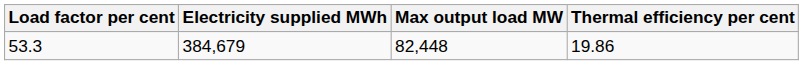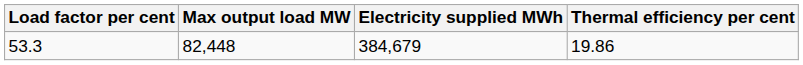columns swapped: (479, 18) <-> (285, 18)
